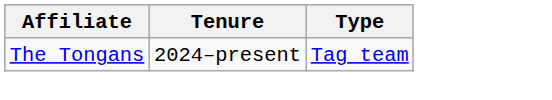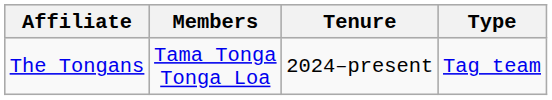+ column: (215, 21)
